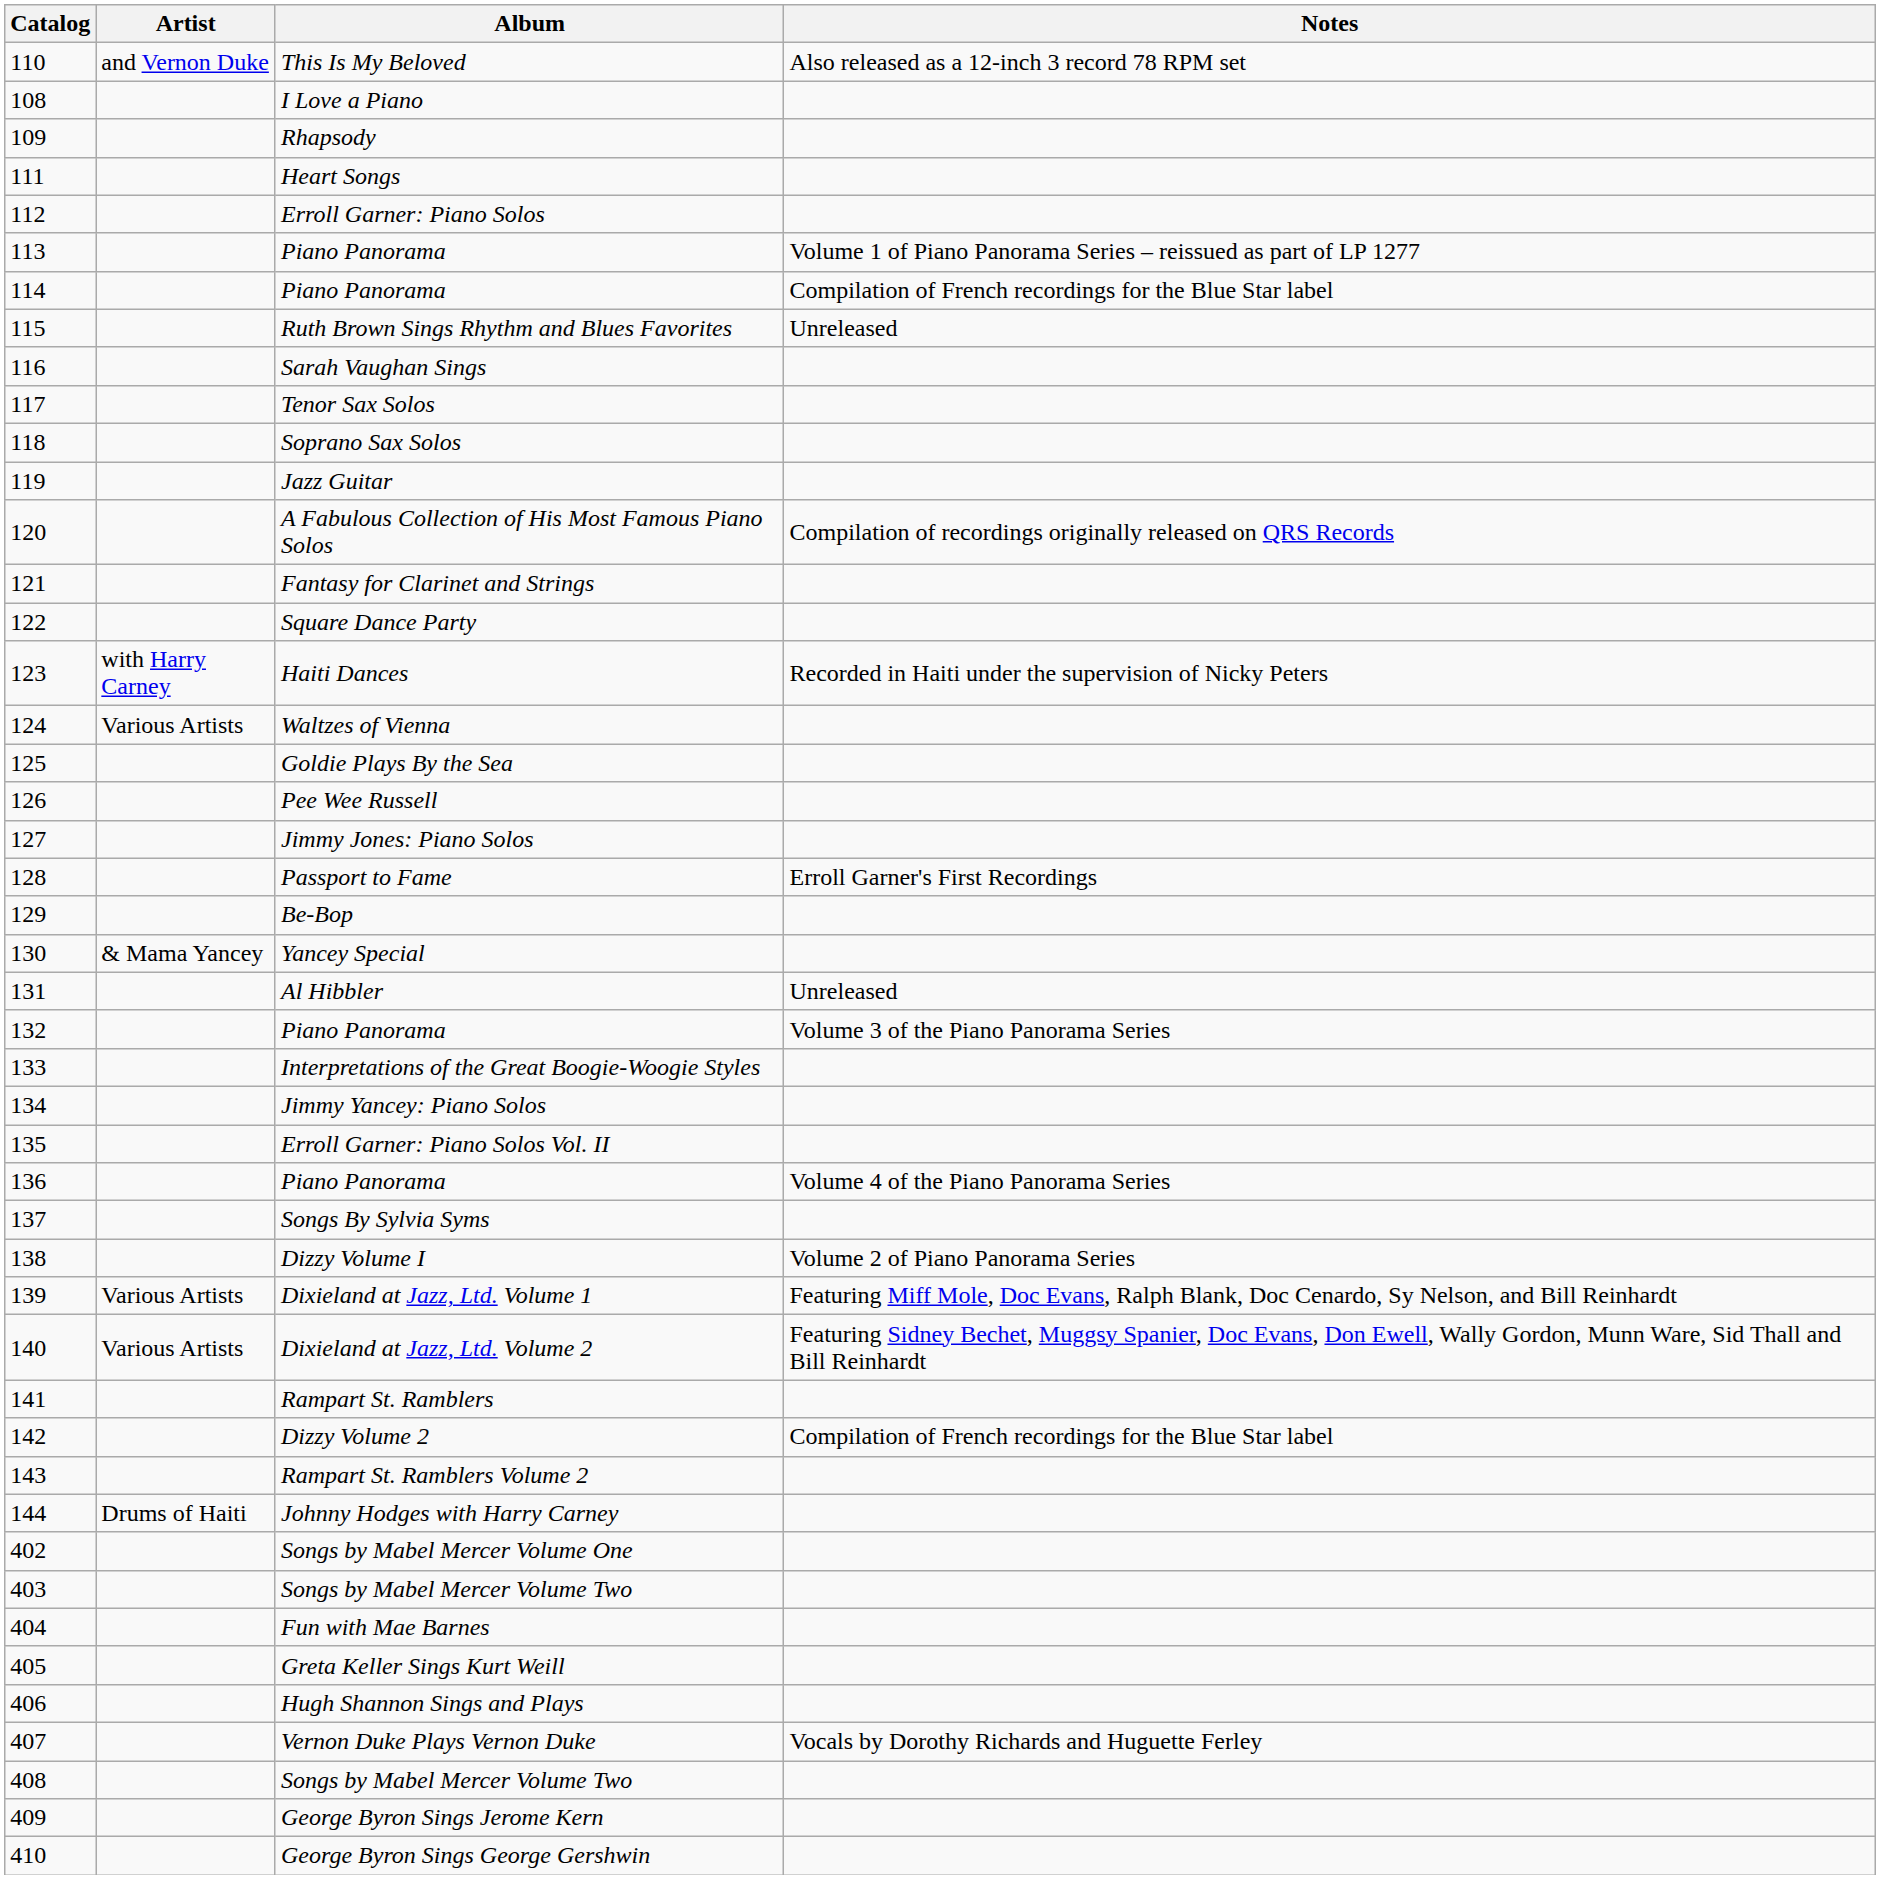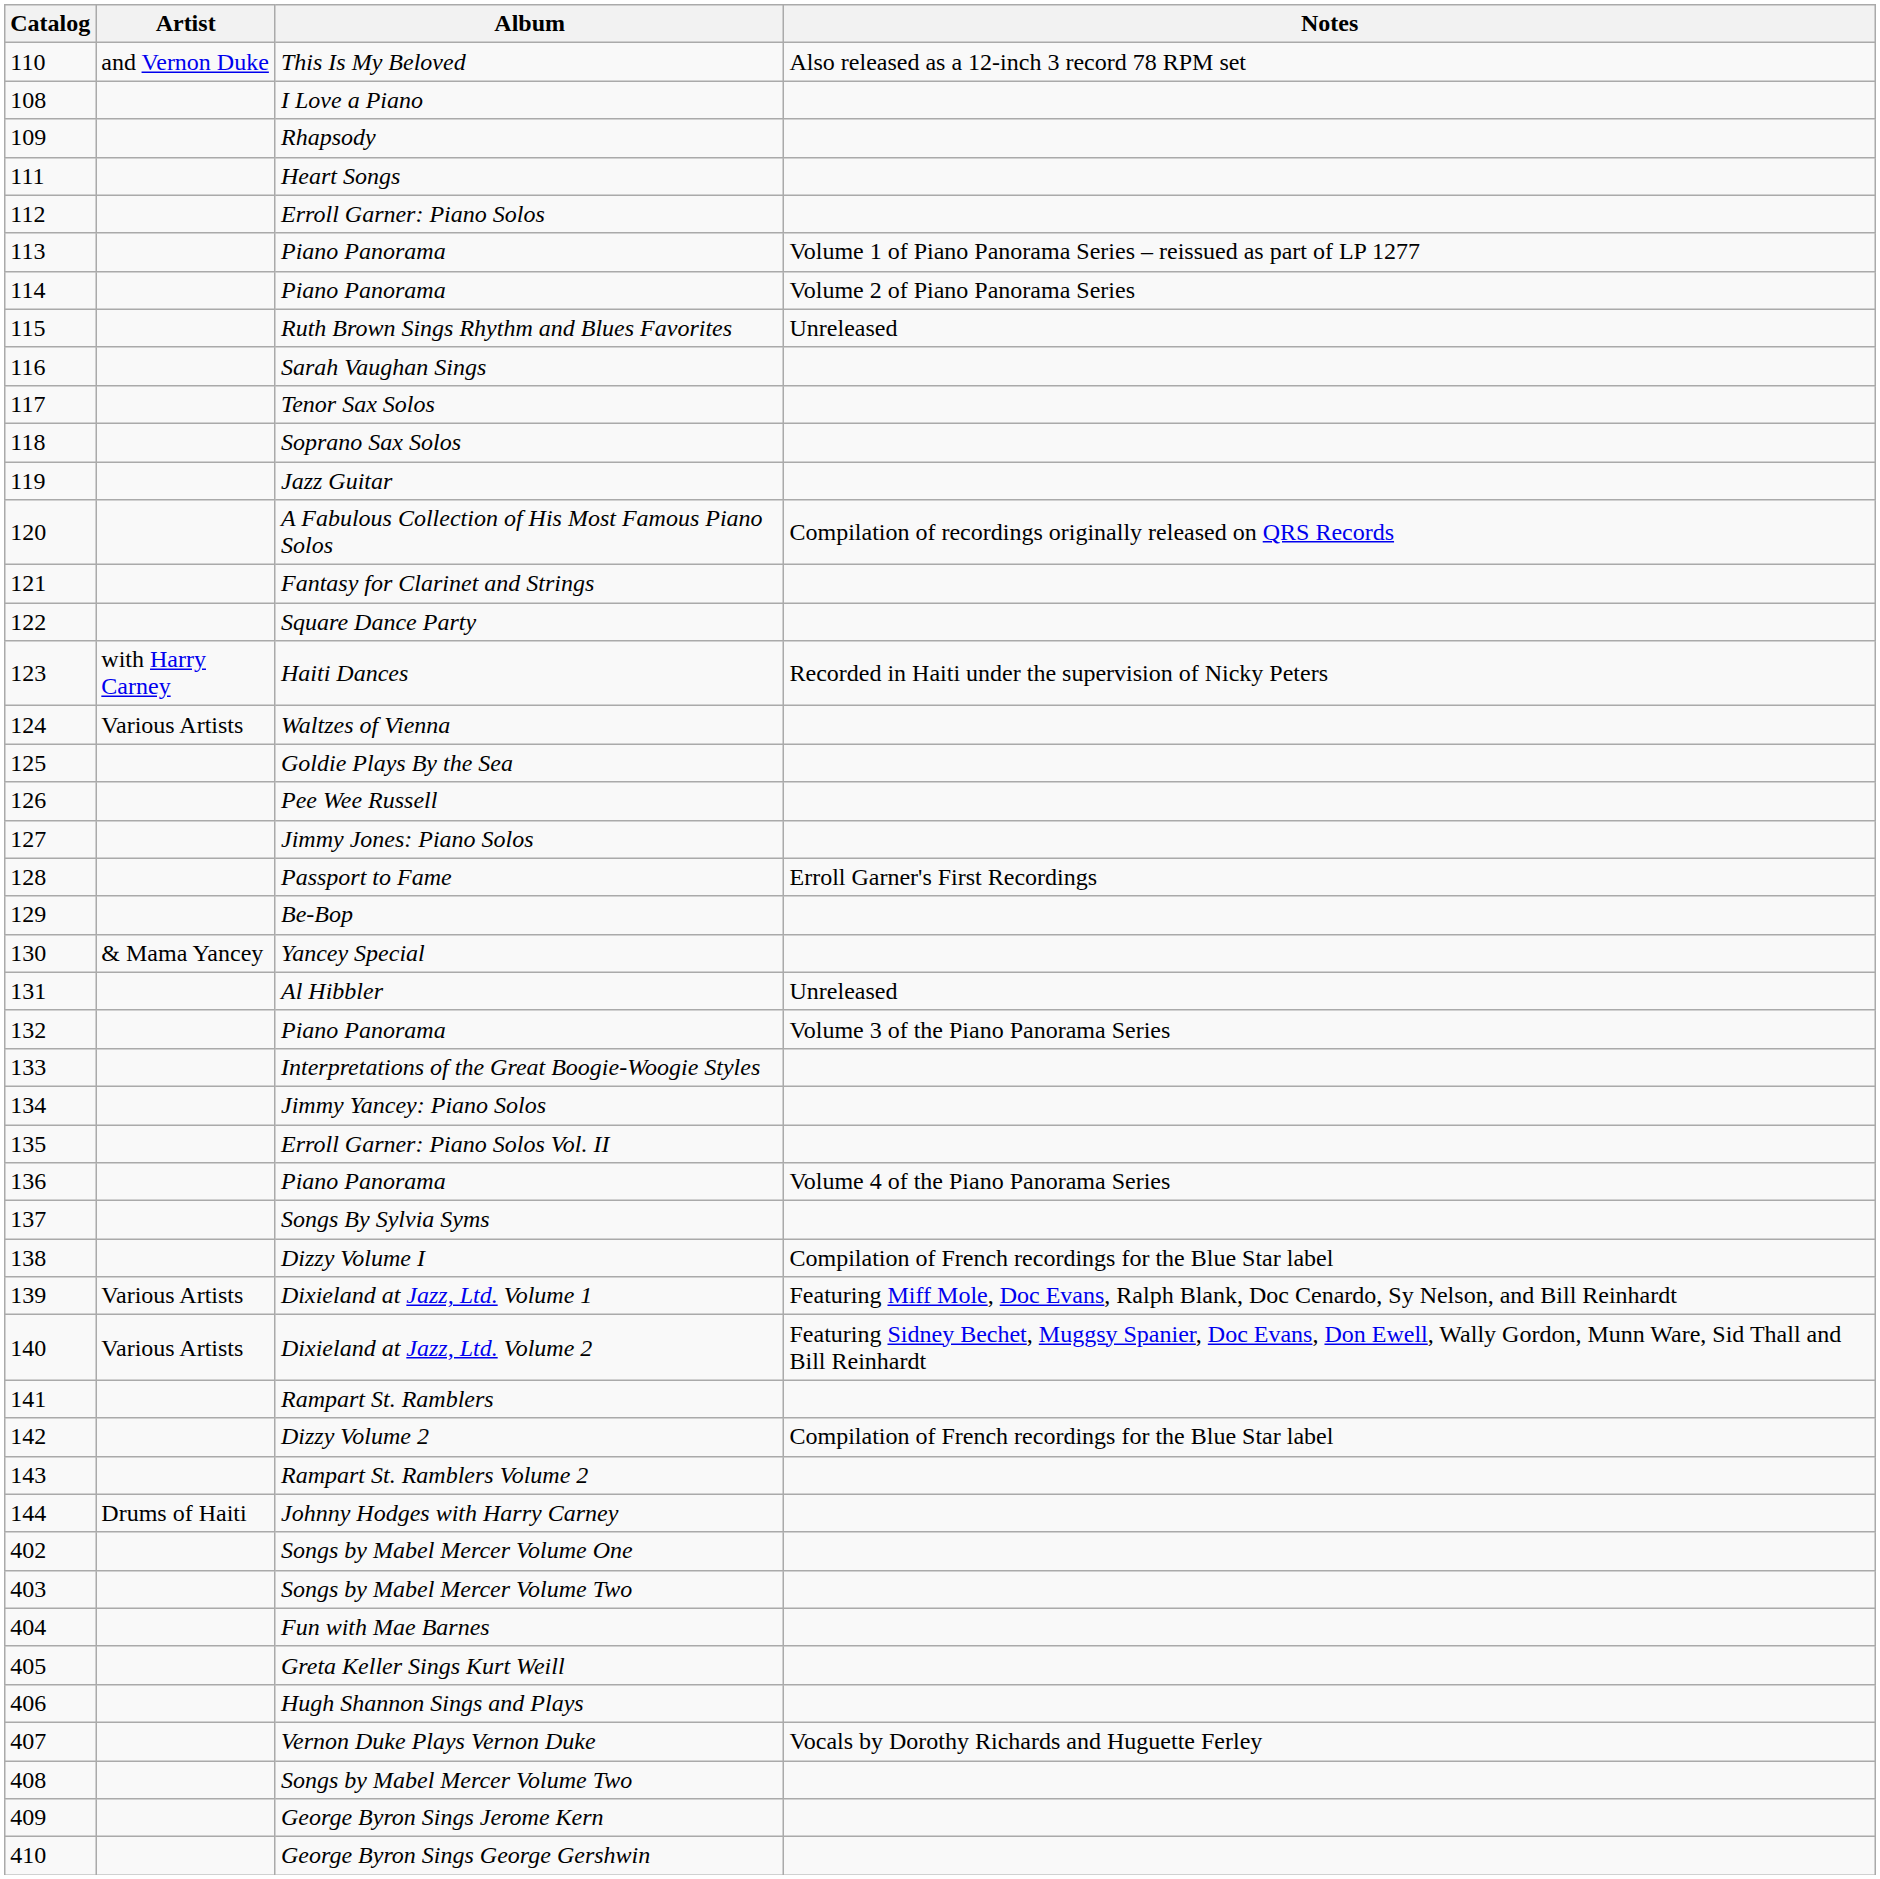(1061, 289) Compilation of French recordings for the Blue Star label -> (962, 289) Volume 2 of Piano Panorama Series
(962, 1257) Volume 2 of Piano Panorama Series -> (1061, 1257) Compilation of French recordings for the Blue Star label
